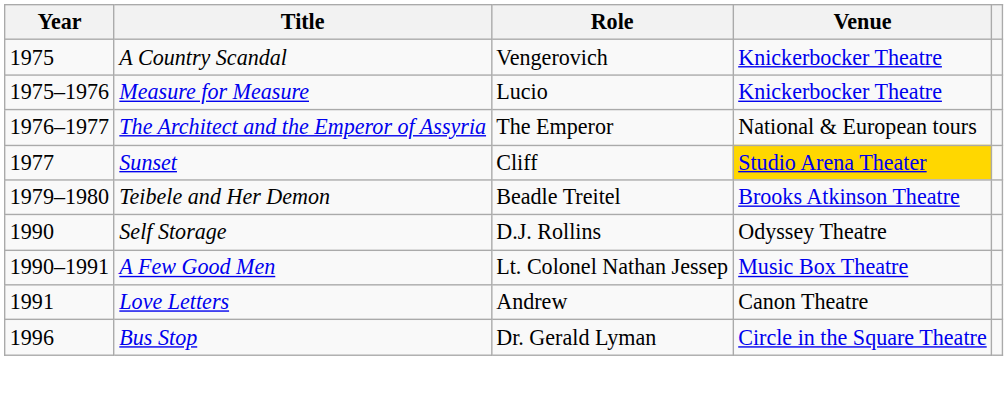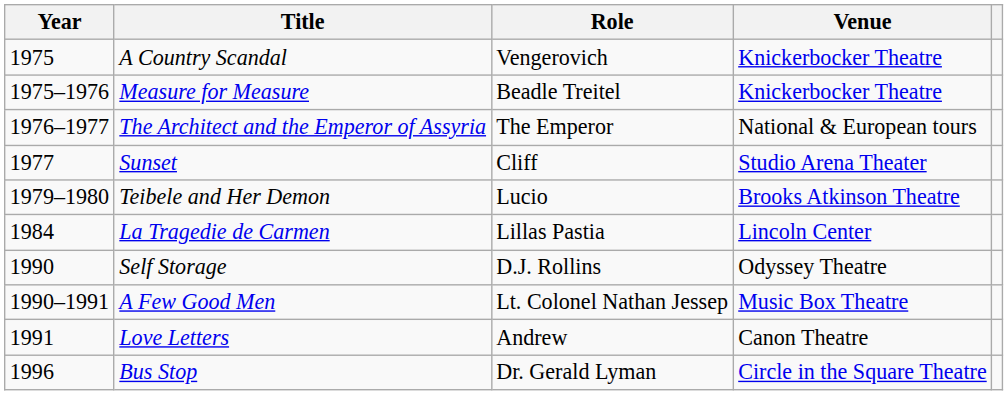(522, 92) Lucio -> (558, 92) Beadle Treitel
(832, 162) gold background -> (832, 162) no background
(558, 197) Beadle Treitel -> (522, 197) Lucio
+ row: (225, 232)
